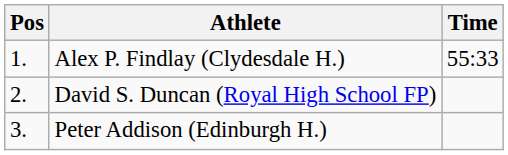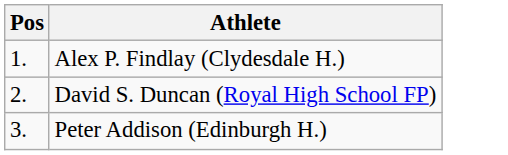- column: (473, 22)
